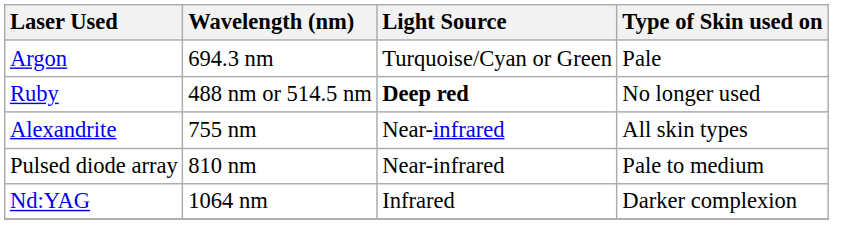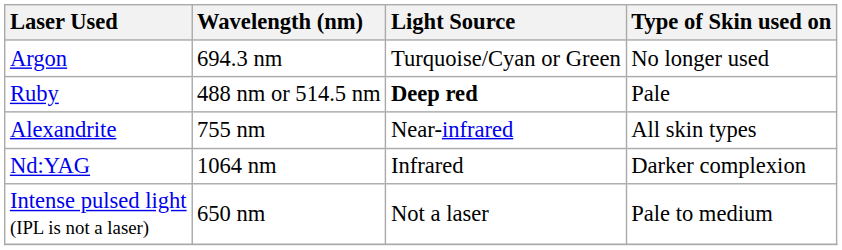(642, 58) Pale -> (700, 58) No longer used
(691, 93) No longer used -> (651, 93) Pale
- row: (94, 165)
+ row: (98, 213)
